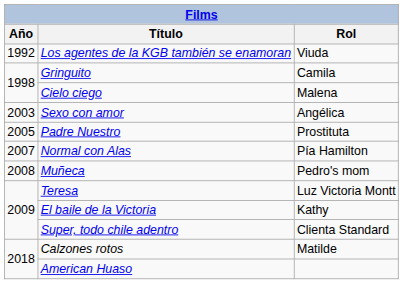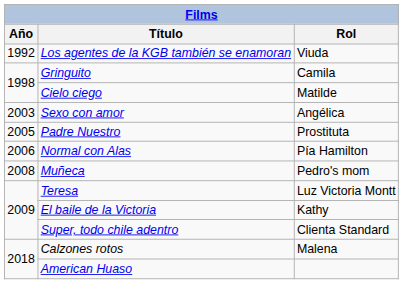(317, 93) Malena -> (317, 93) Matilde
(21, 152) 2007 -> (21, 152) 2006
(317, 249) Matilde -> (317, 249) Malena
